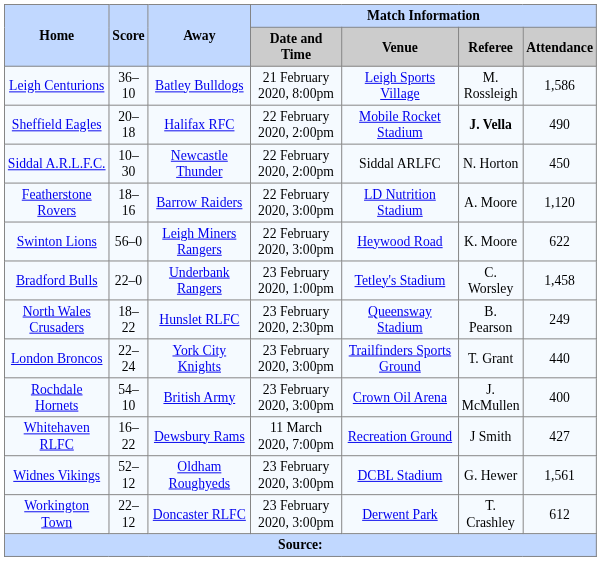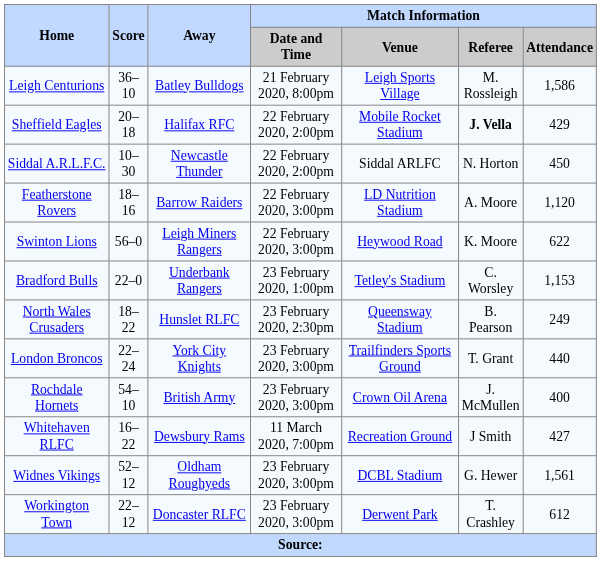(560, 124) 490 -> (560, 124) 429
(560, 280) 1,458 -> (560, 280) 1,153
